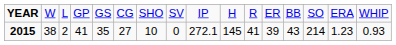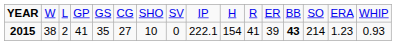(203, 31) 272.1 -> (203, 31) 222.1
(232, 31) 145 -> (232, 31) 154
(293, 31) normal -> (293, 31) bold
